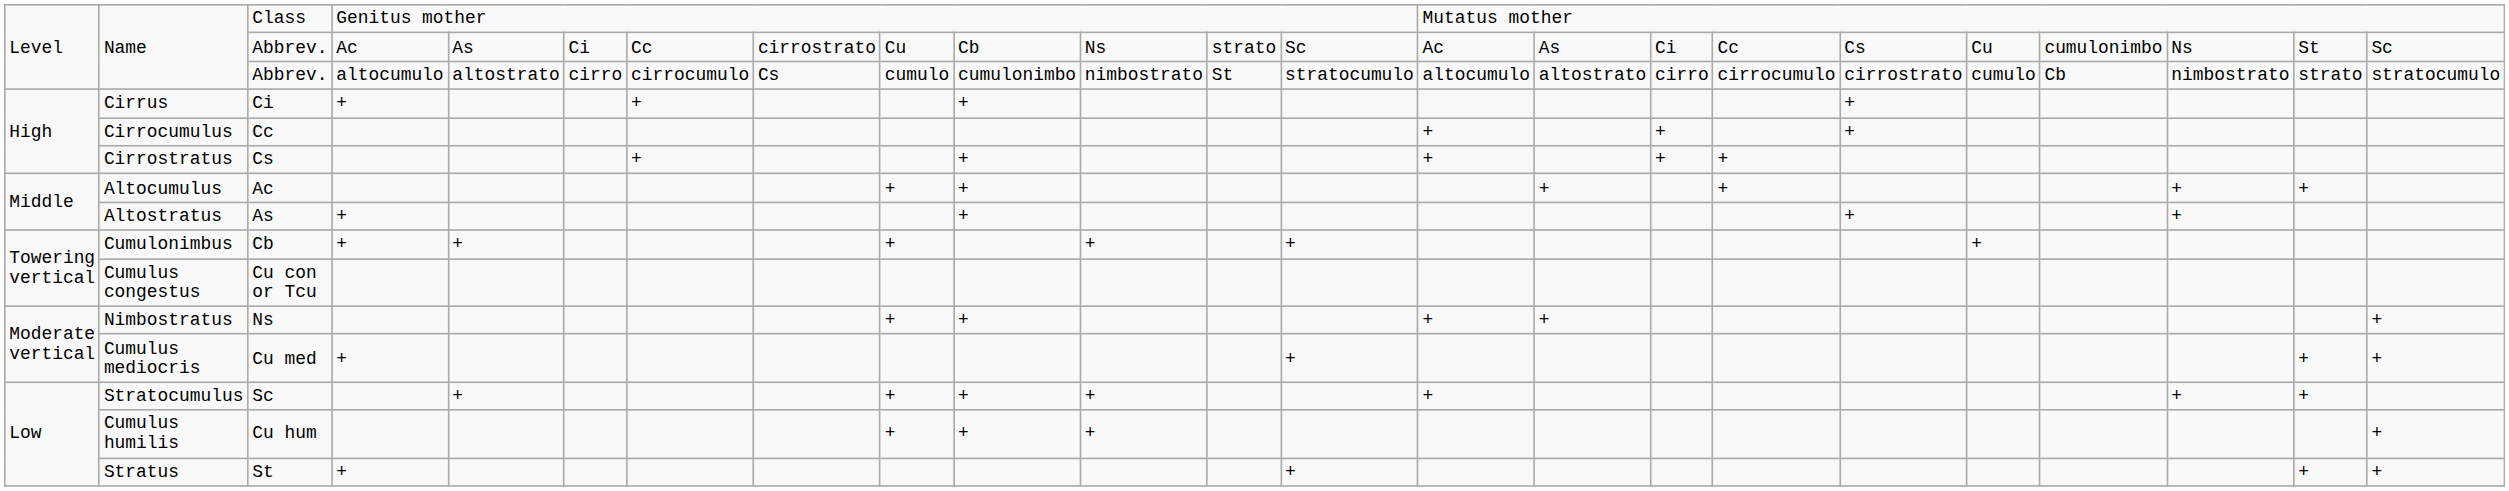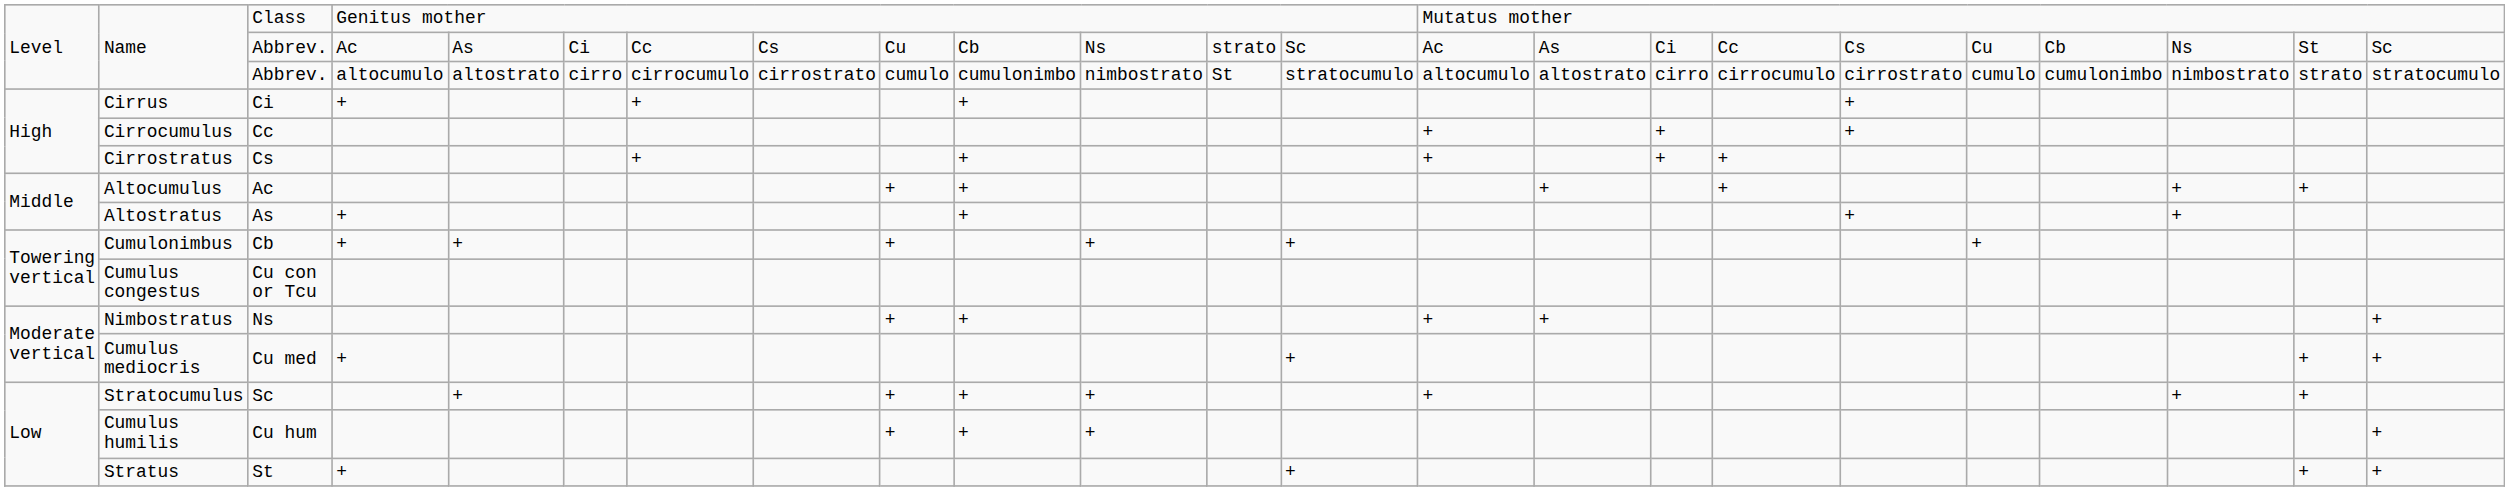(817, 47) cirrostrato -> (769, 47) Cs
(2103, 47) cumulonimbo -> (2055, 47) Cb
(769, 75) Cs -> (817, 75) cirrostrato
(2055, 75) Cb -> (2103, 75) cumulonimbo
